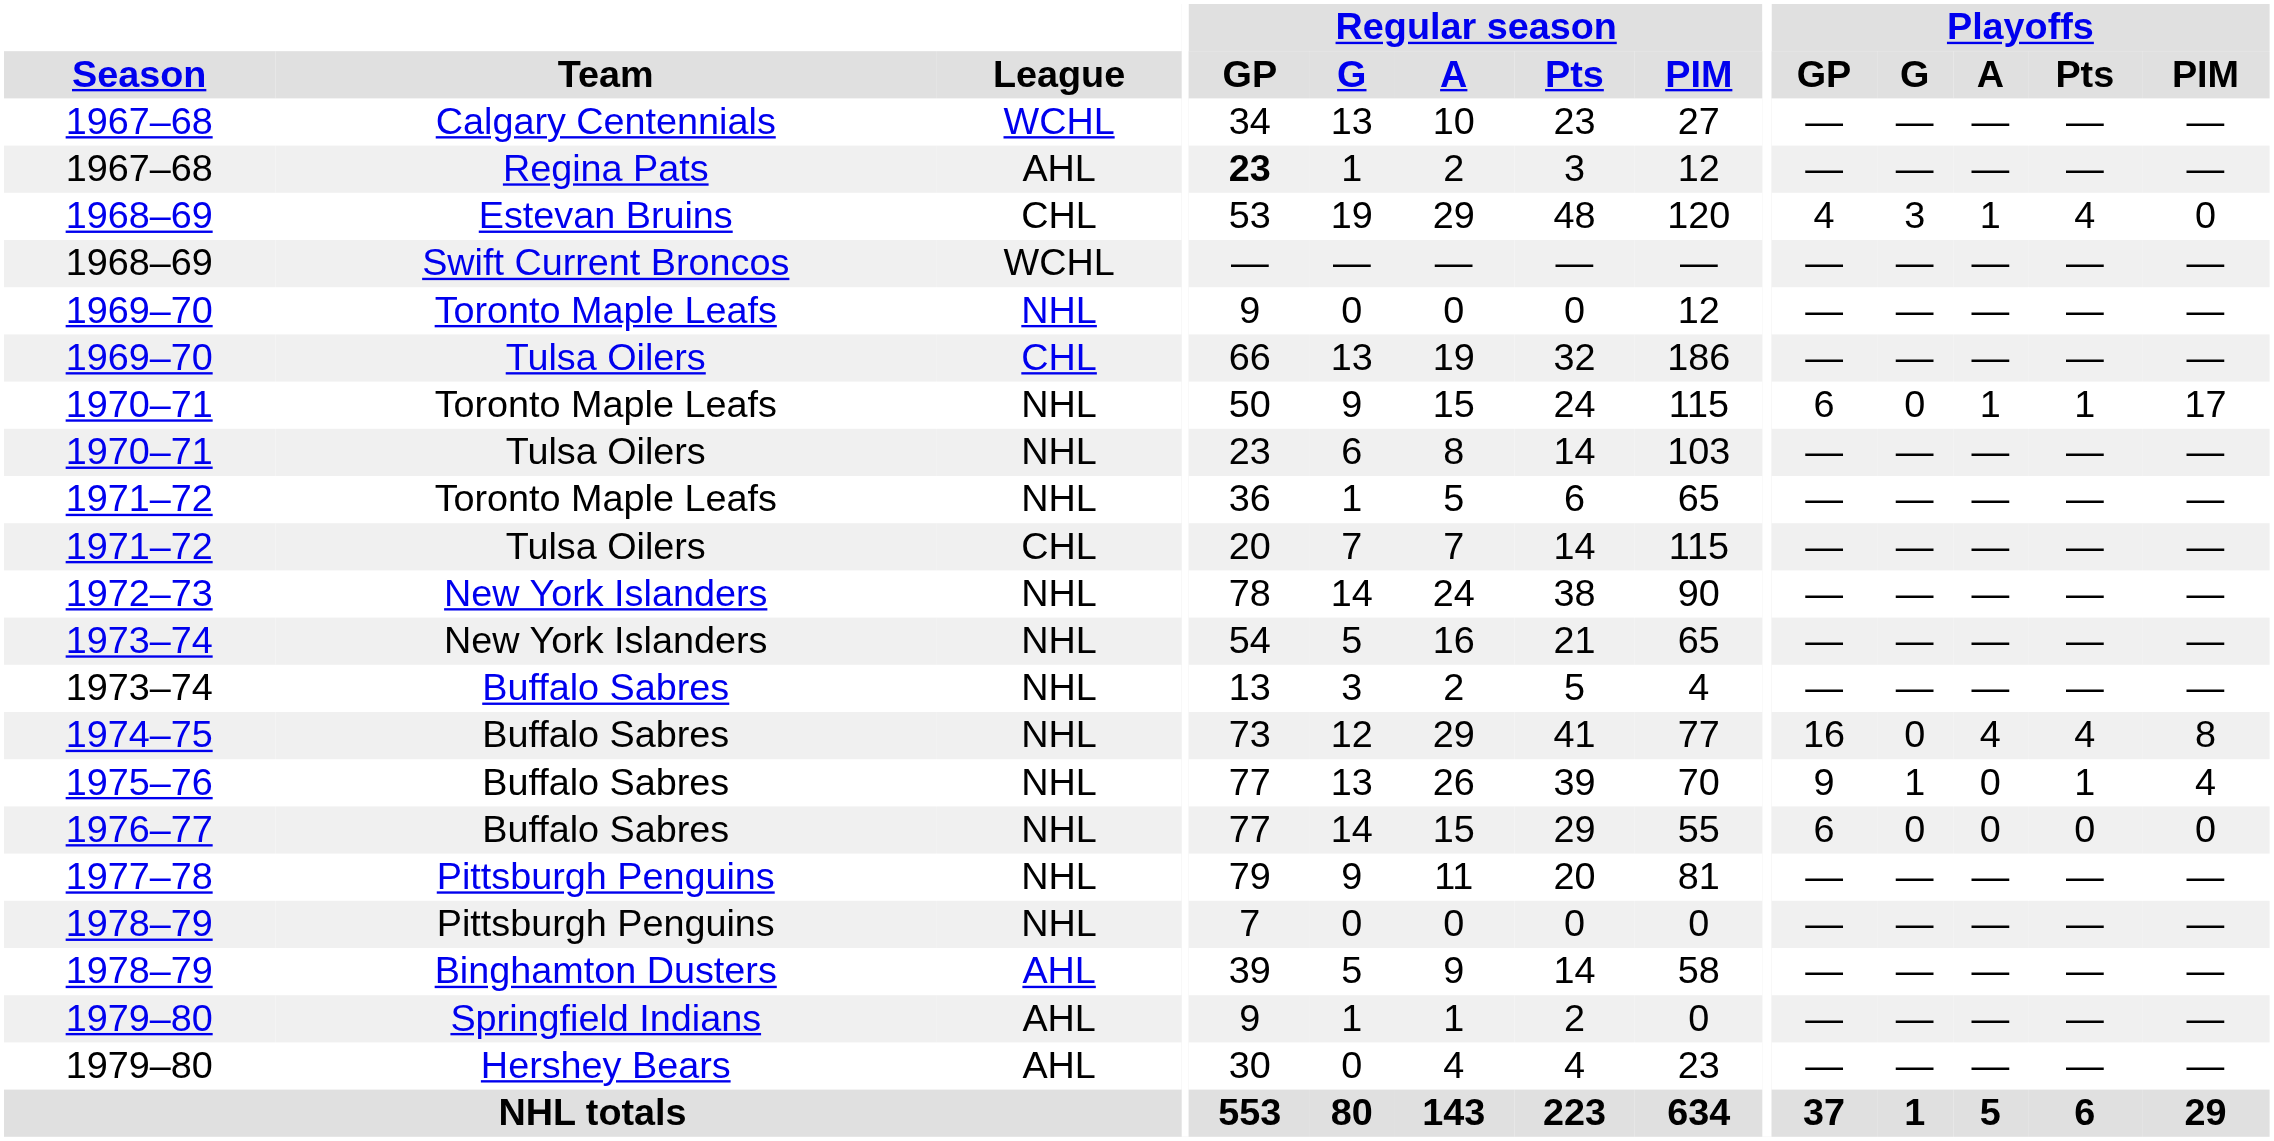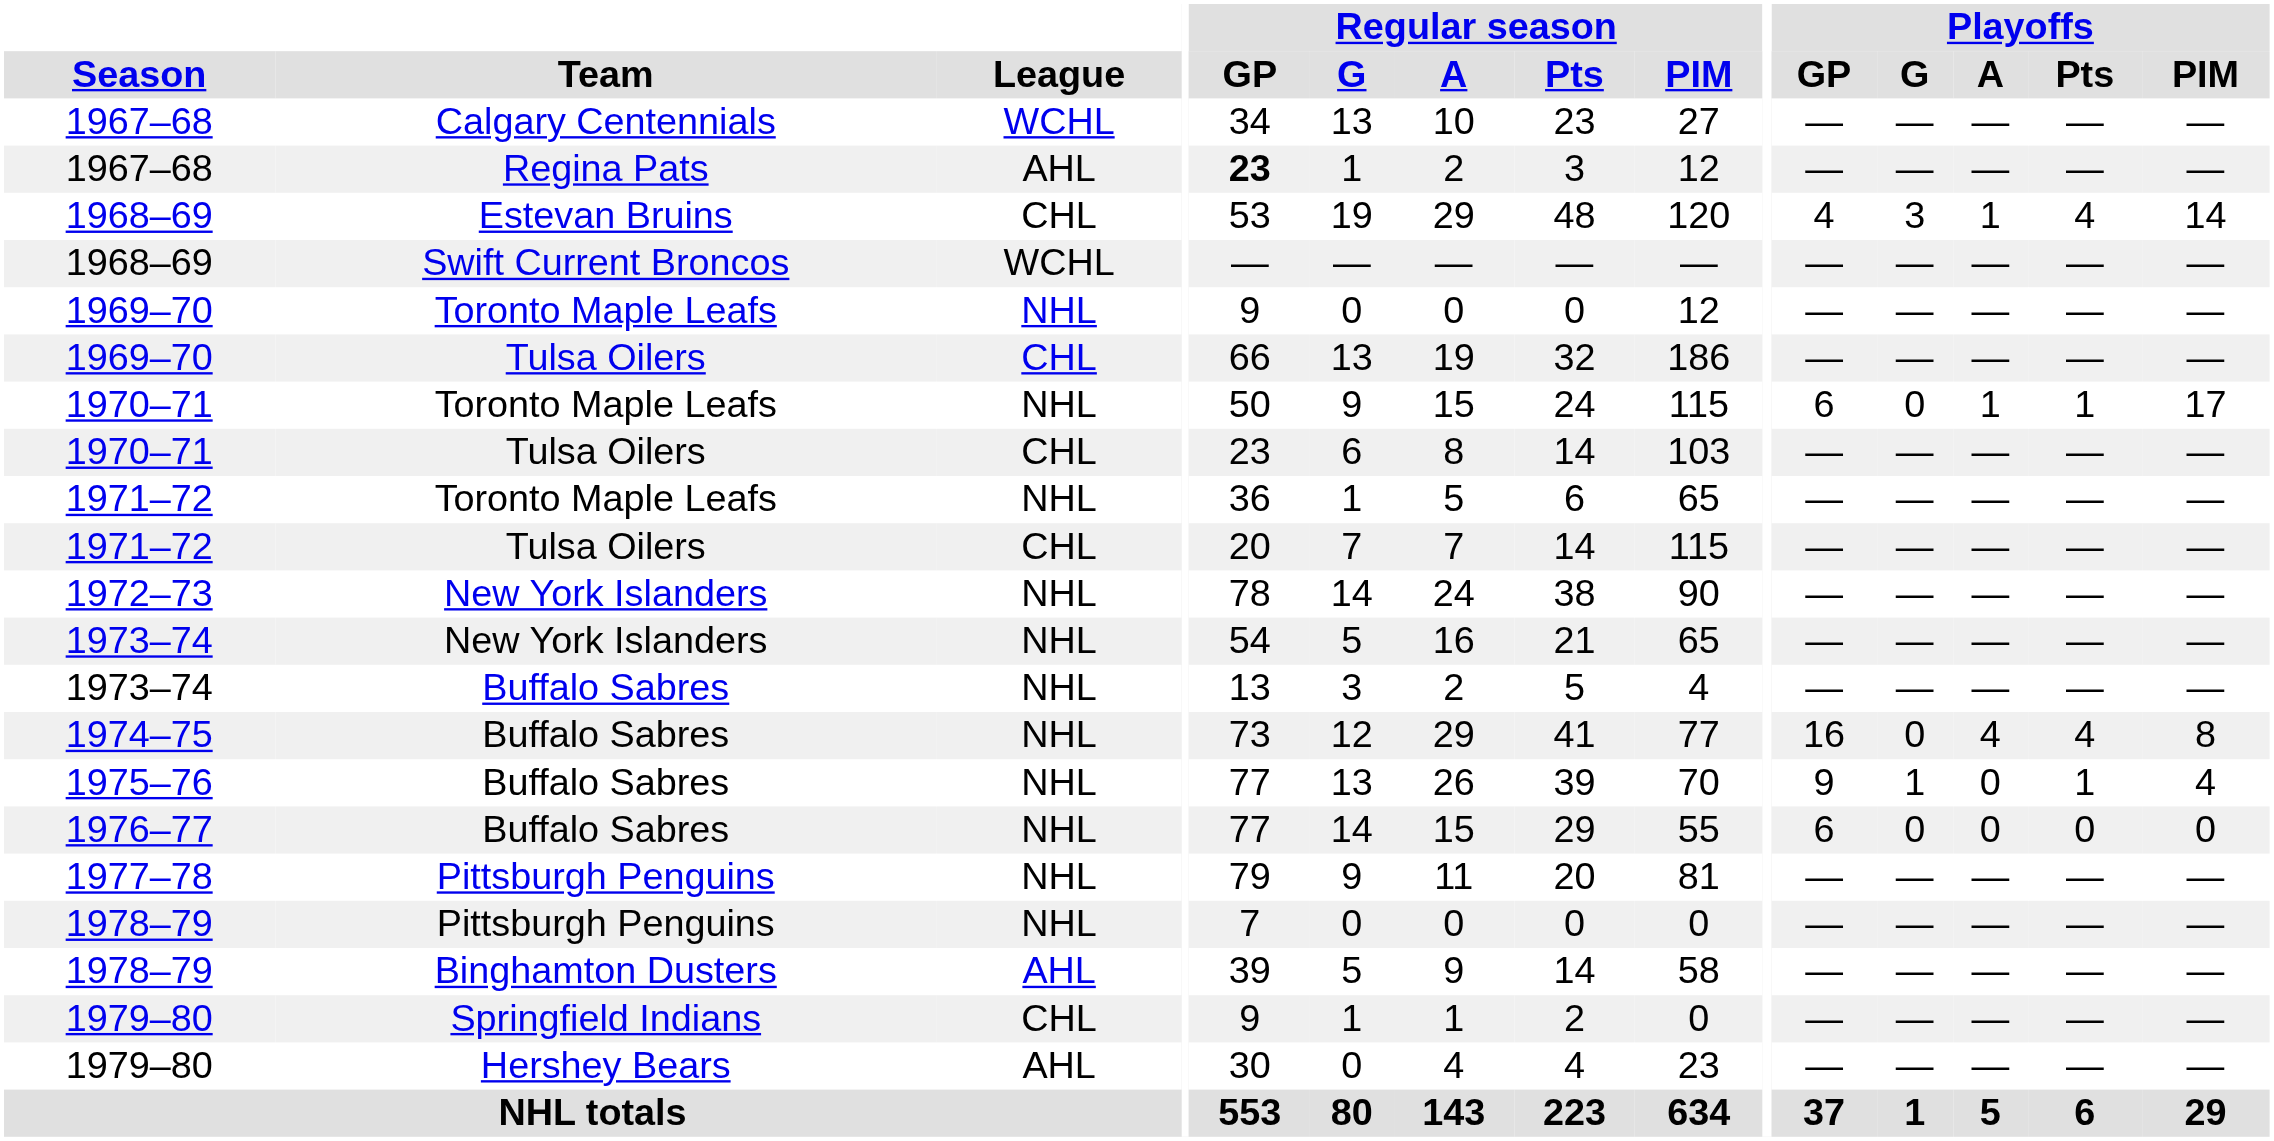(2205, 215) 0 -> (2205, 215) 14
(1059, 451) NHL -> (1059, 451) CHL
(1059, 1018) AHL -> (1059, 1018) CHL
